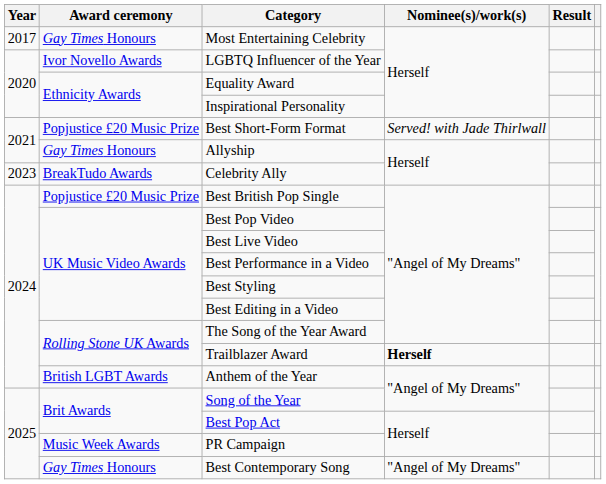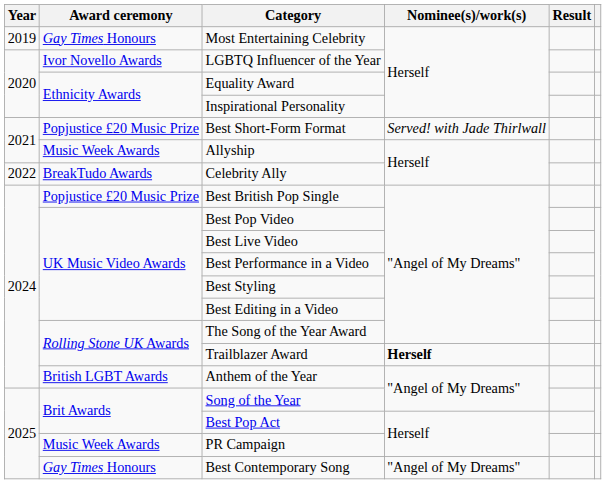(22, 38) 2017 -> (22, 38) 2019
(99, 151) Gay Times Honours -> (101, 151) Music Week Awards
(22, 173) 2023 -> (22, 173) 2022
